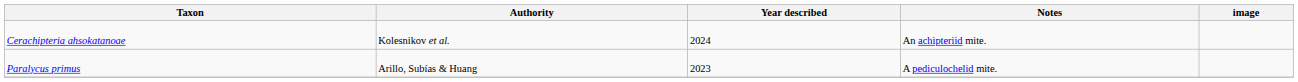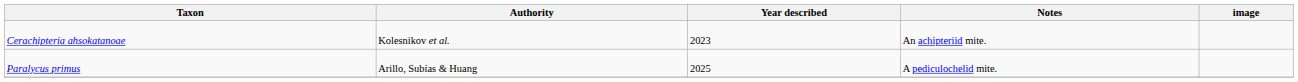(700, 40) 2024 -> (700, 40) 2023
(700, 69) 2023 -> (700, 69) 2025
